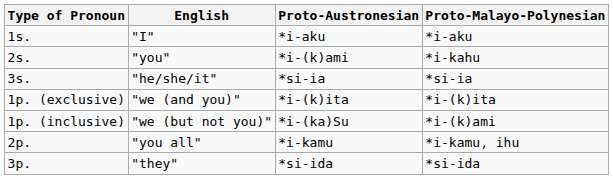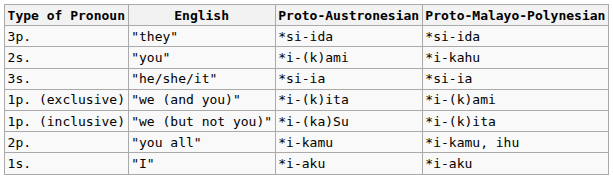rows swapped: (143, 36) <-> (155, 163)
(461, 100) *i-(k)ita -> (461, 100) *i-(k)ami
(461, 121) *i-(k)ami -> (461, 121) *i-(k)ita
